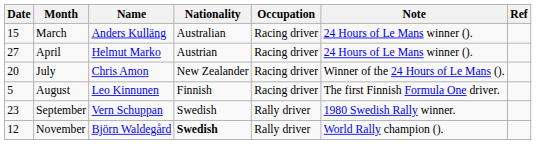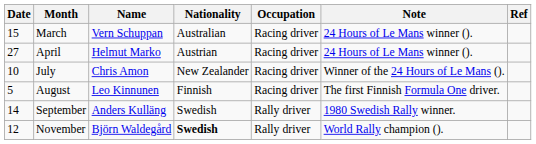(129, 33) Anders Kulläng -> (127, 33) Vern Schuppan
(13, 71) 20 -> (13, 71) 10
(13, 110) 23 -> (13, 110) 14
(127, 110) Vern Schuppan -> (129, 110) Anders Kulläng
